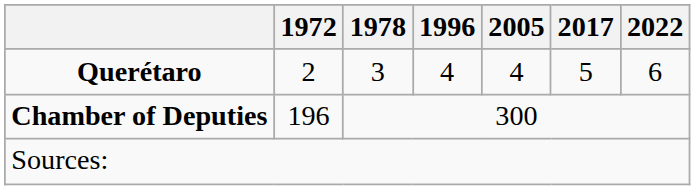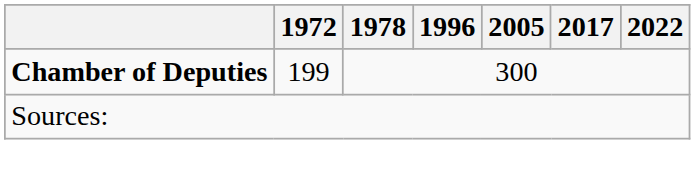- row: (139, 71)
(309, 116) 196 -> (309, 71) 199
